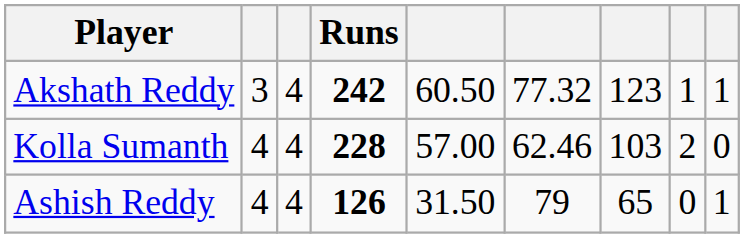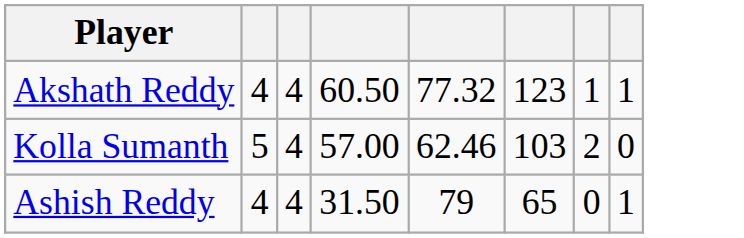- column: (359, 32)
(260, 89) 3 -> (260, 89) 4
(260, 145) 4 -> (260, 145) 5
